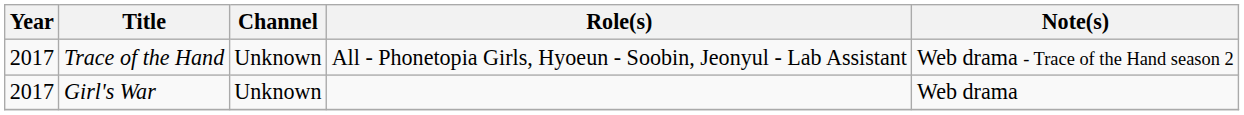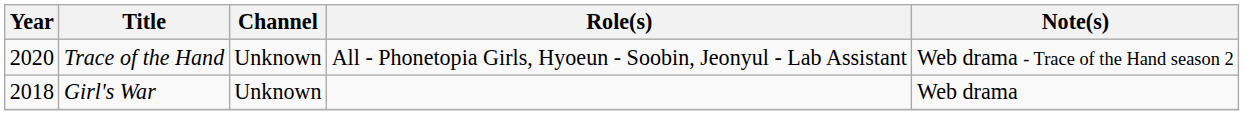(32, 57) 2017 -> (32, 57) 2020
(32, 92) 2017 -> (32, 92) 2018
